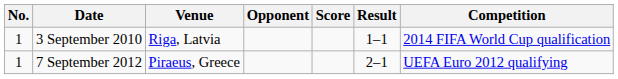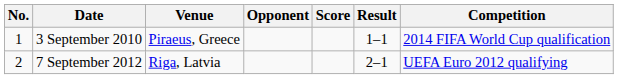(185, 39) Riga, Latvia -> (194, 39) Piraeus, Greece
(19, 62) 1 -> (19, 62) 2
(194, 62) Piraeus, Greece -> (185, 62) Riga, Latvia
